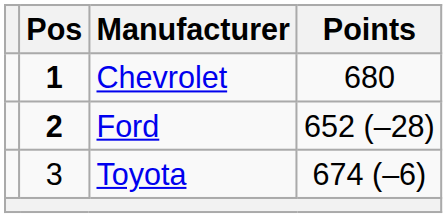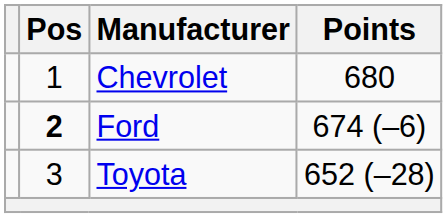(54, 78) bold -> (54, 78) normal
(369, 126) 652 (–28) -> (369, 126) 674 (–6)
(369, 174) 674 (–6) -> (369, 174) 652 (–28)
